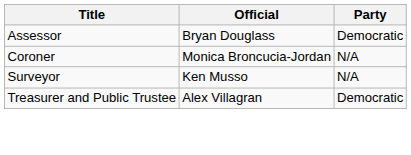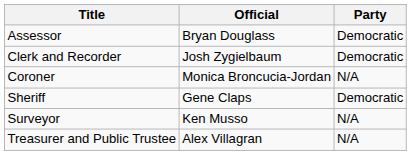+ row: (64, 56)
+ row: (26, 98)
(370, 98) Democratic -> (348, 139) N/A
